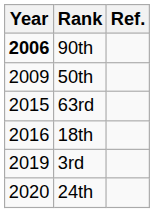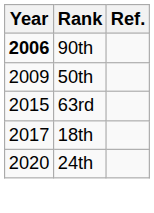(29, 134) 2016 -> (29, 134) 2017
- row: (71, 163)
